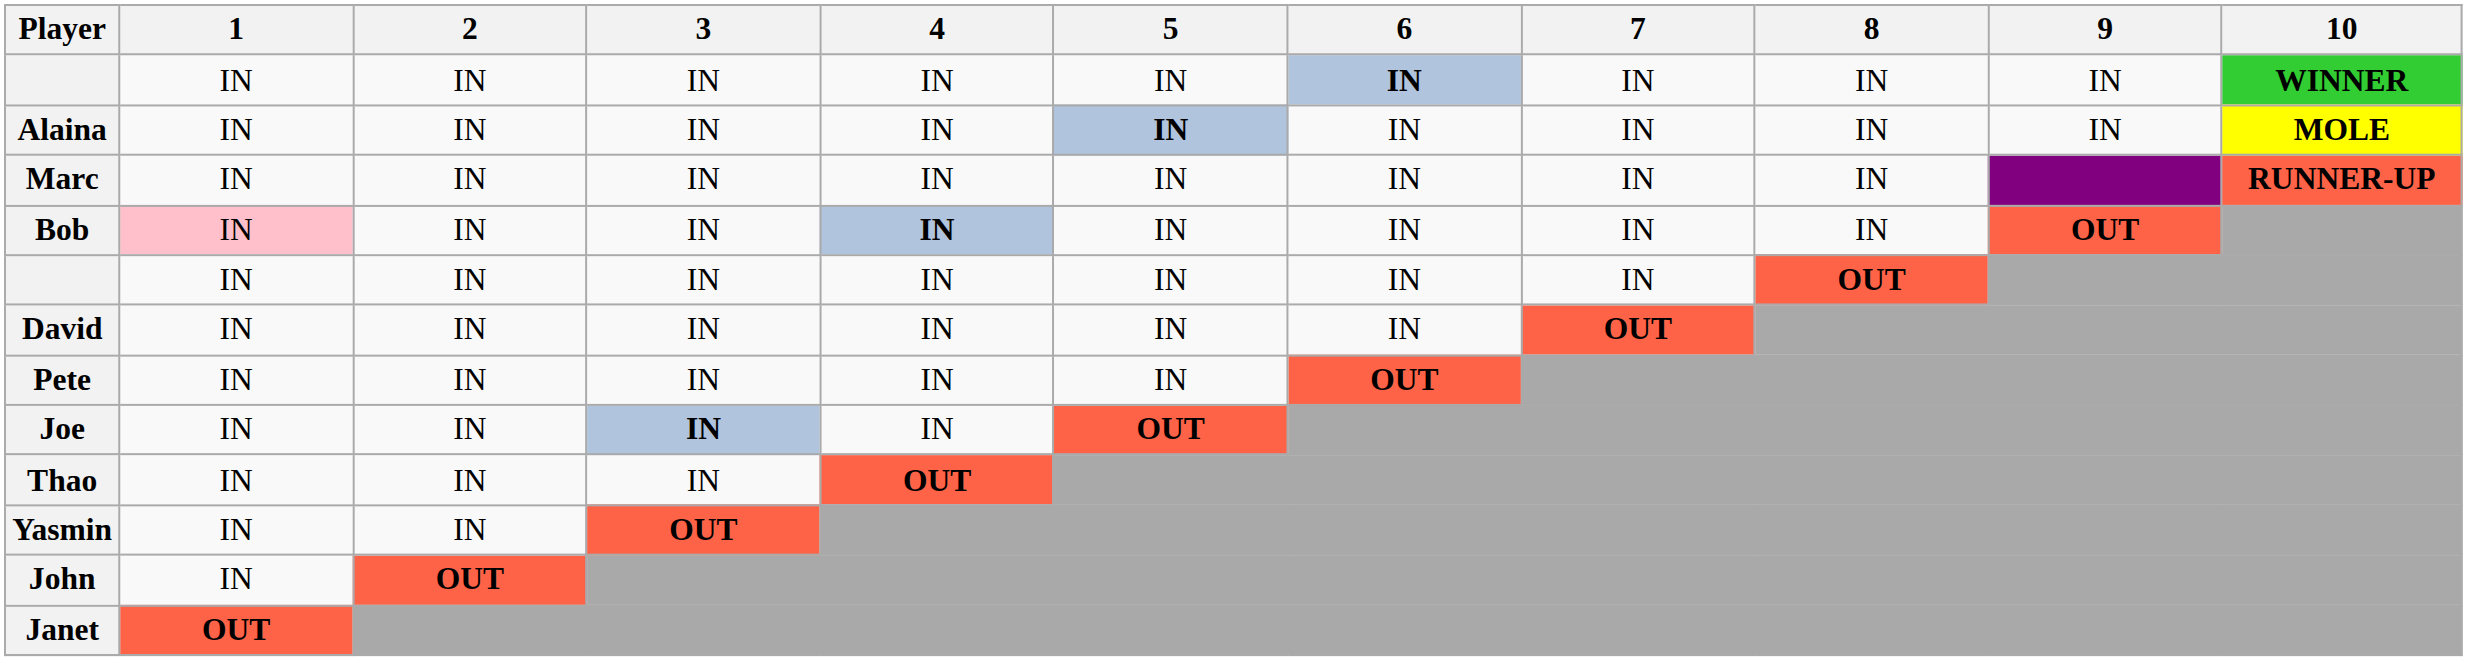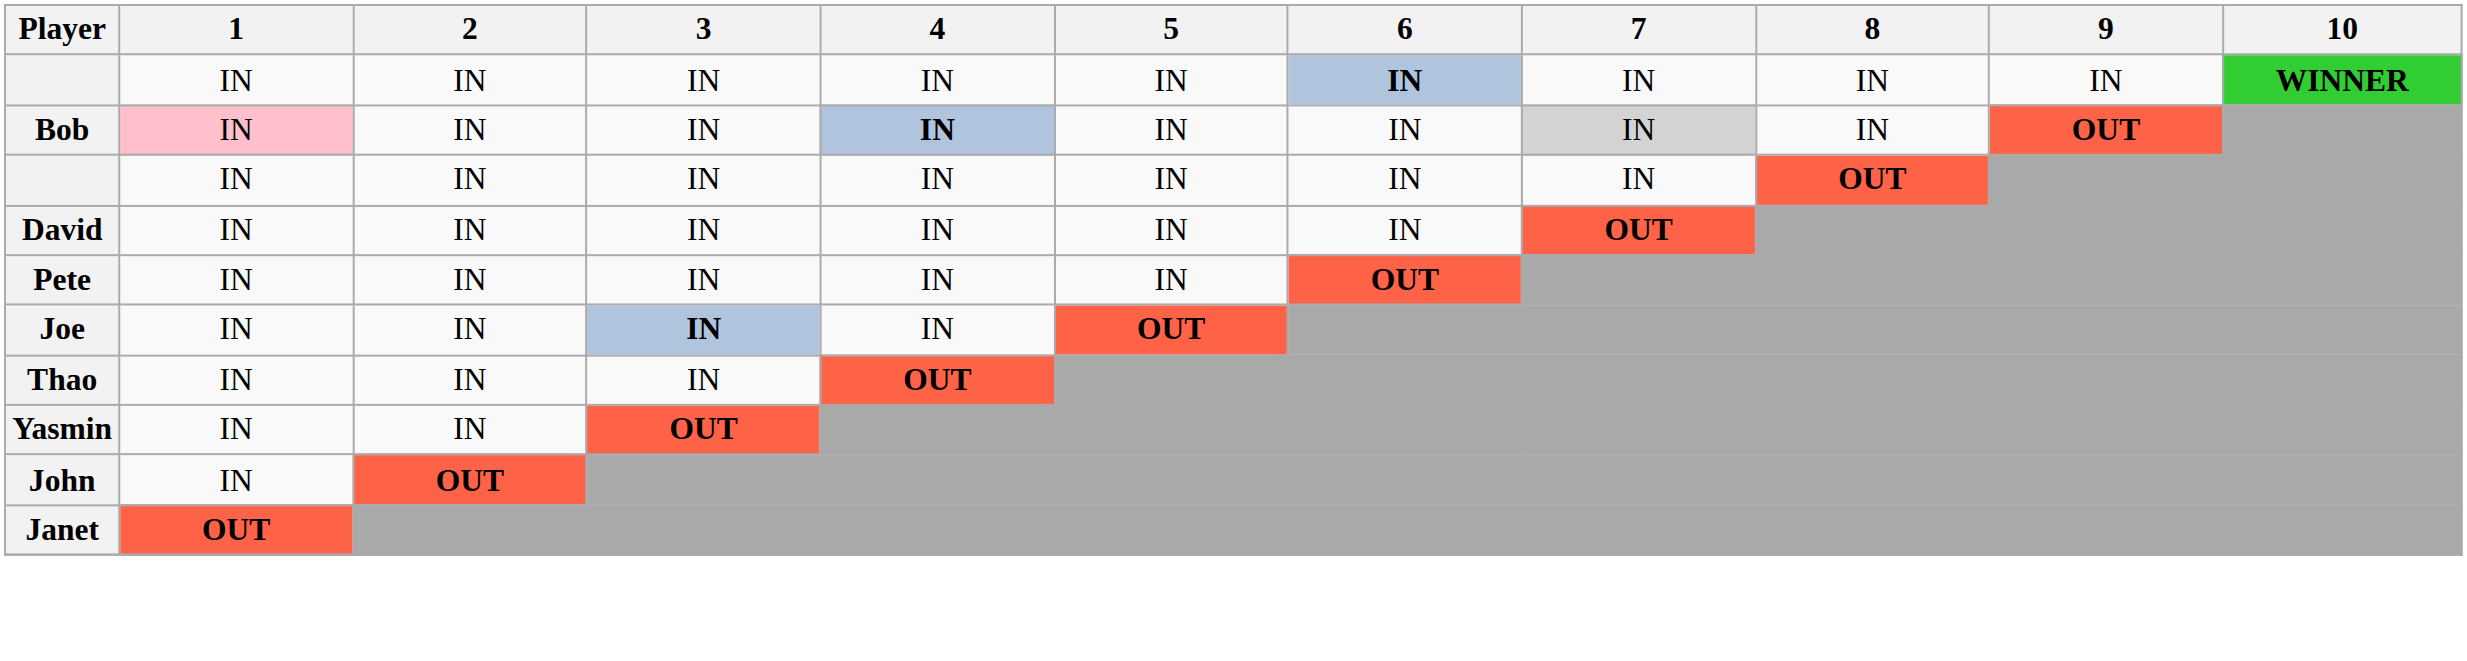- row: (62, 129)
- row: (62, 179)
(1638, 229) no background -> (1639, 129) lightgrey background
